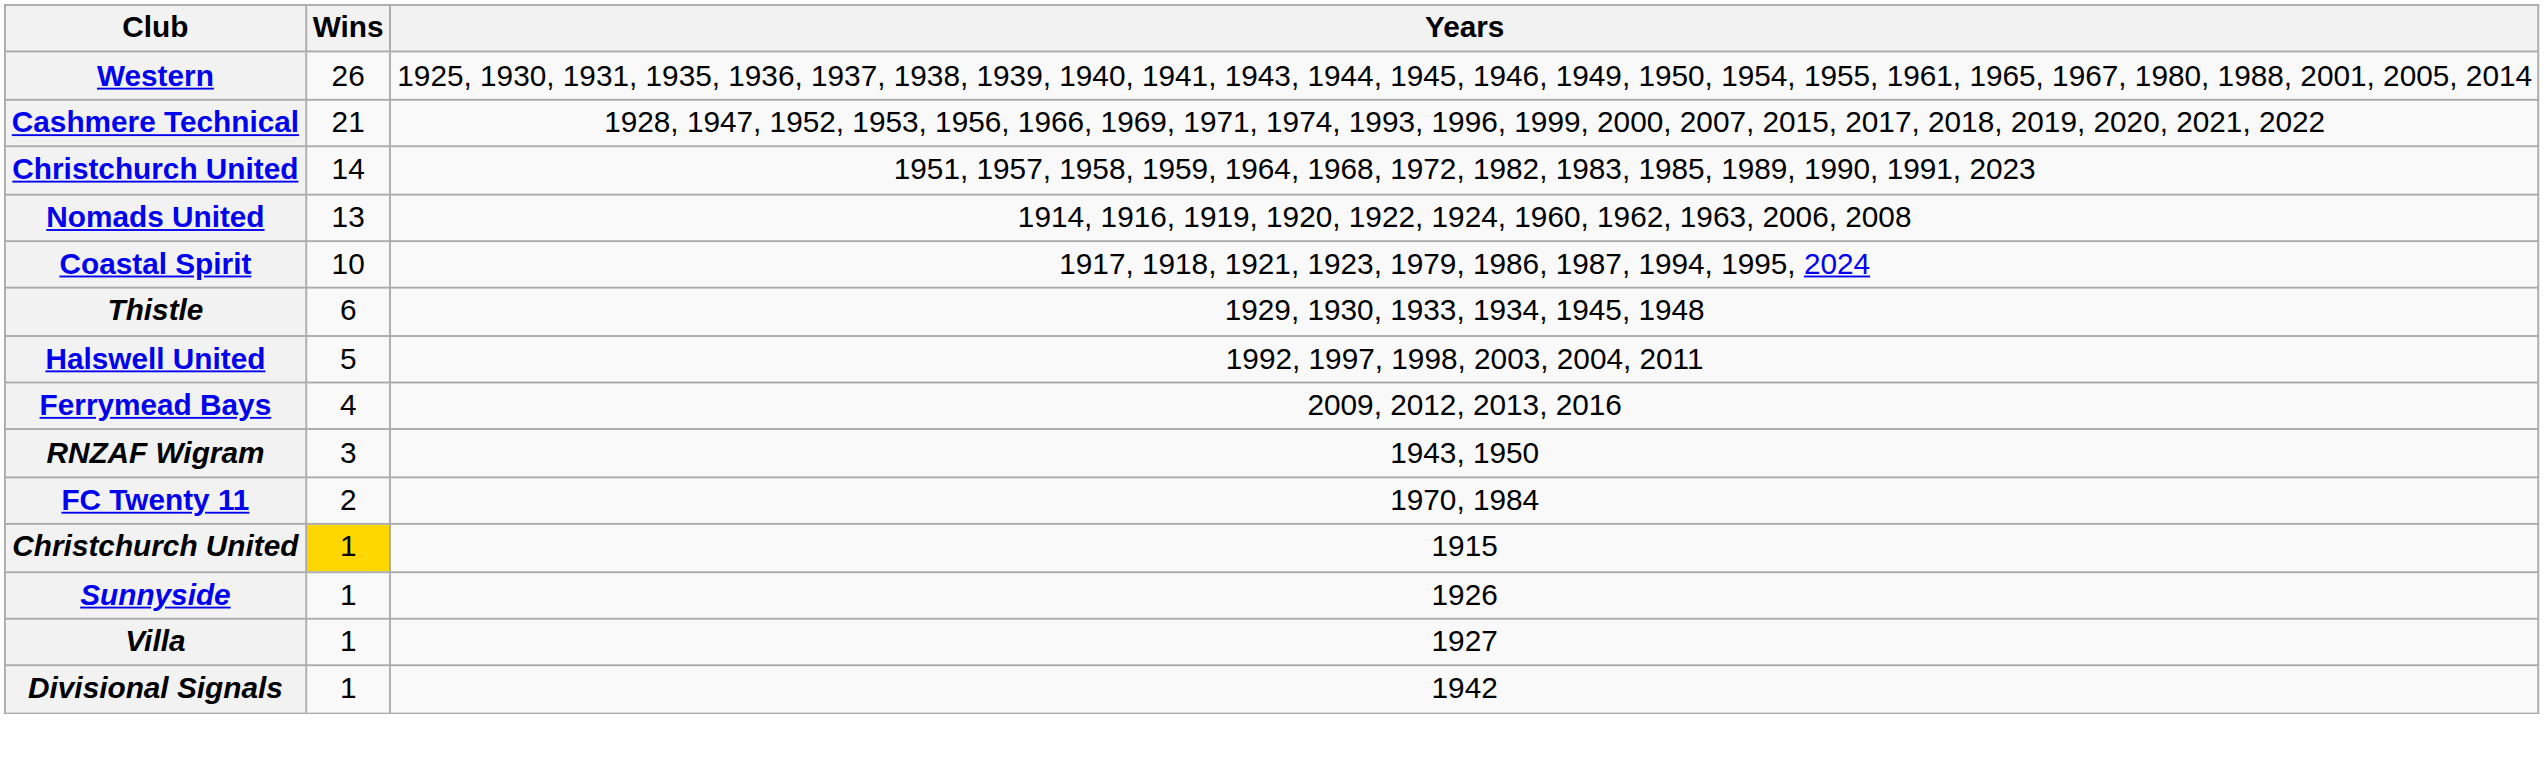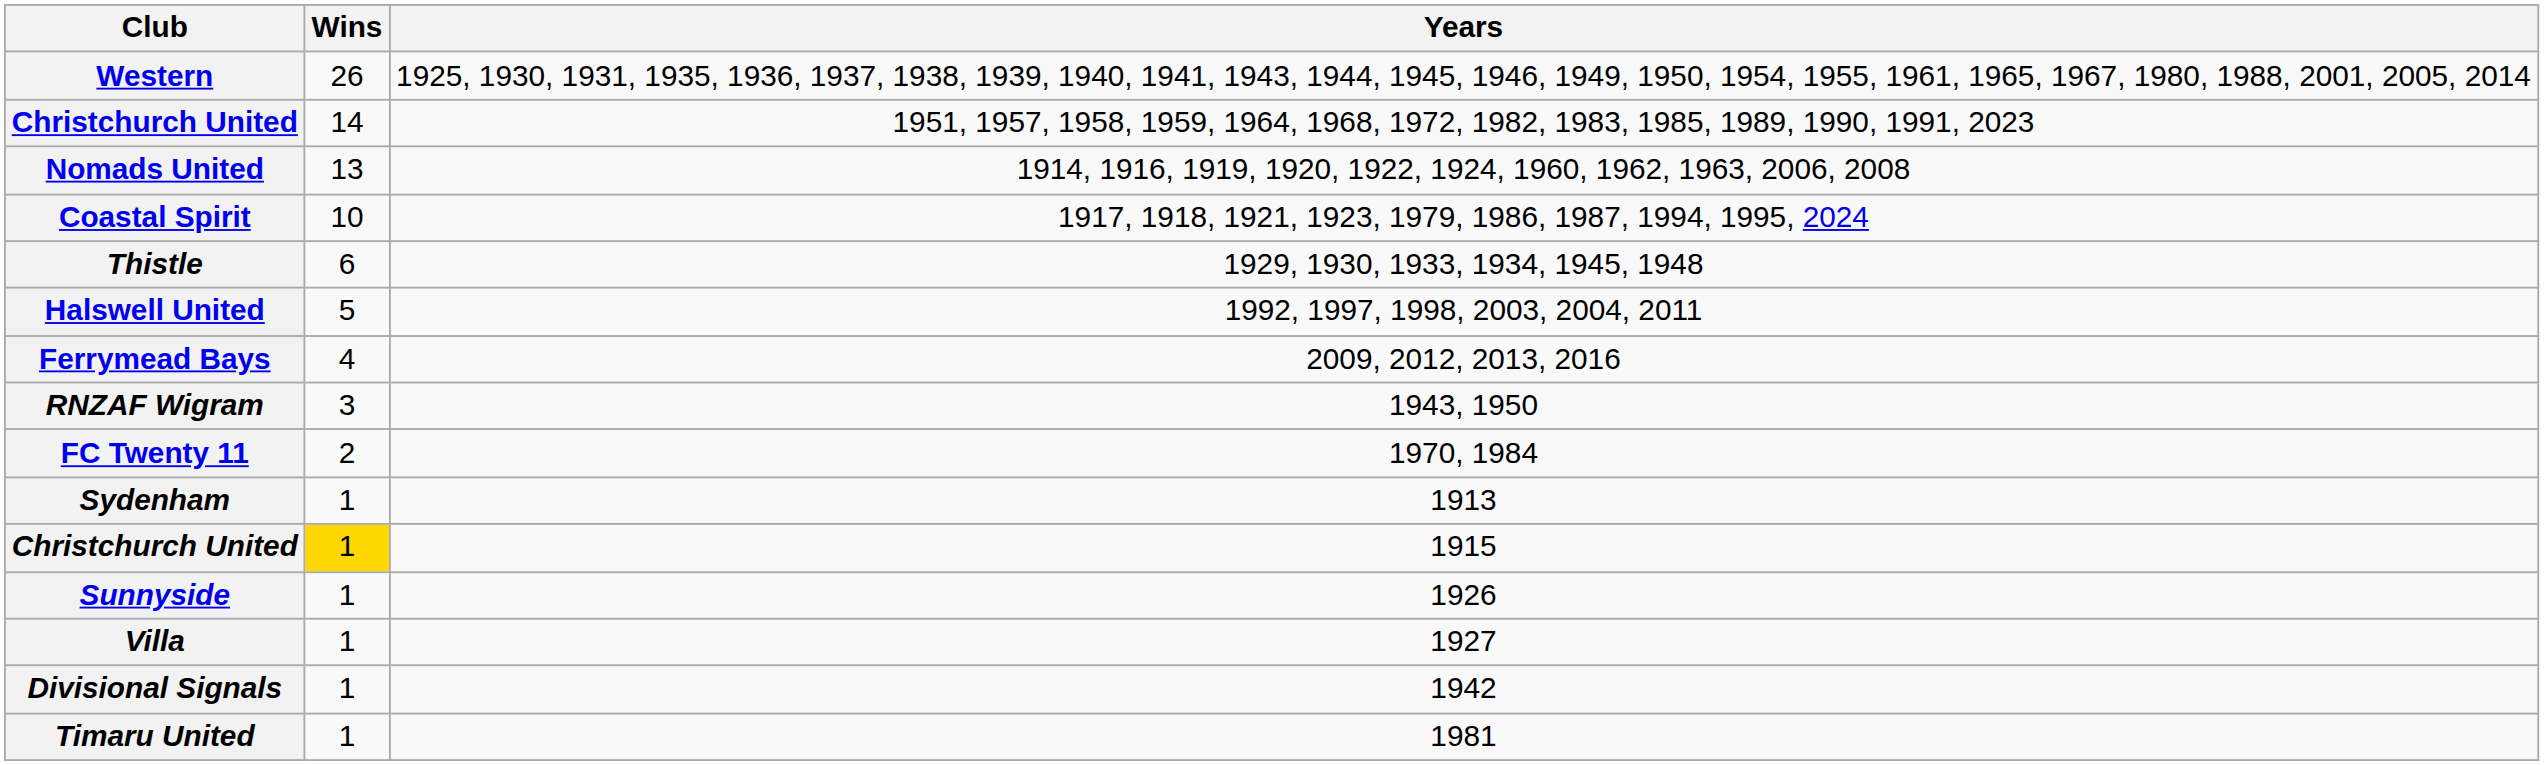- row: (155, 122)
+ row: (155, 500)
+ row: (155, 736)
